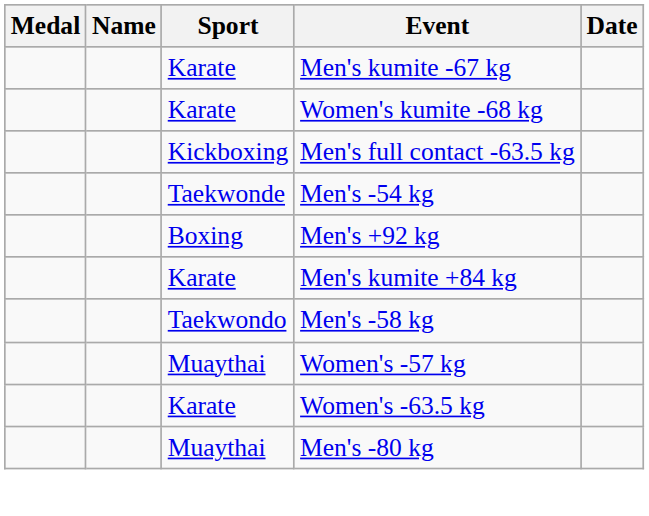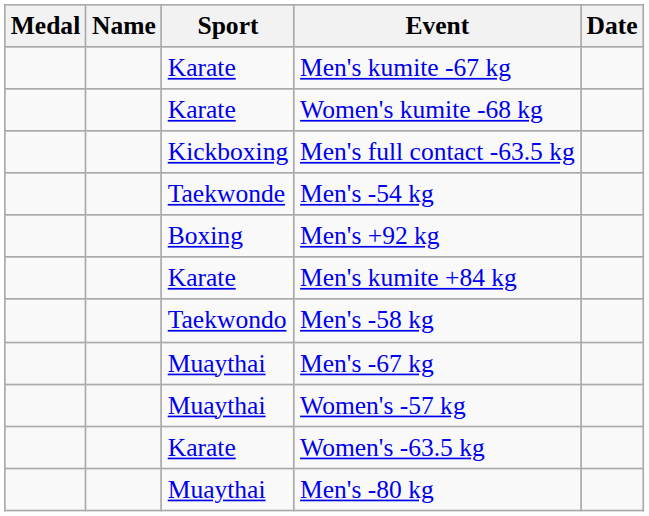+ row: (367, 362)
